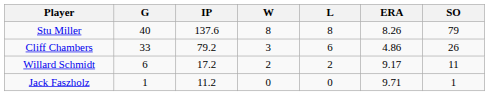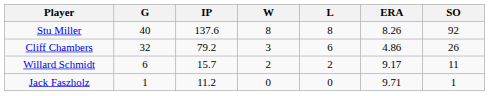(453, 30) 79 -> (453, 30) 92
(145, 47) 33 -> (145, 47) 32
(207, 64) 17.2 -> (207, 64) 15.7
